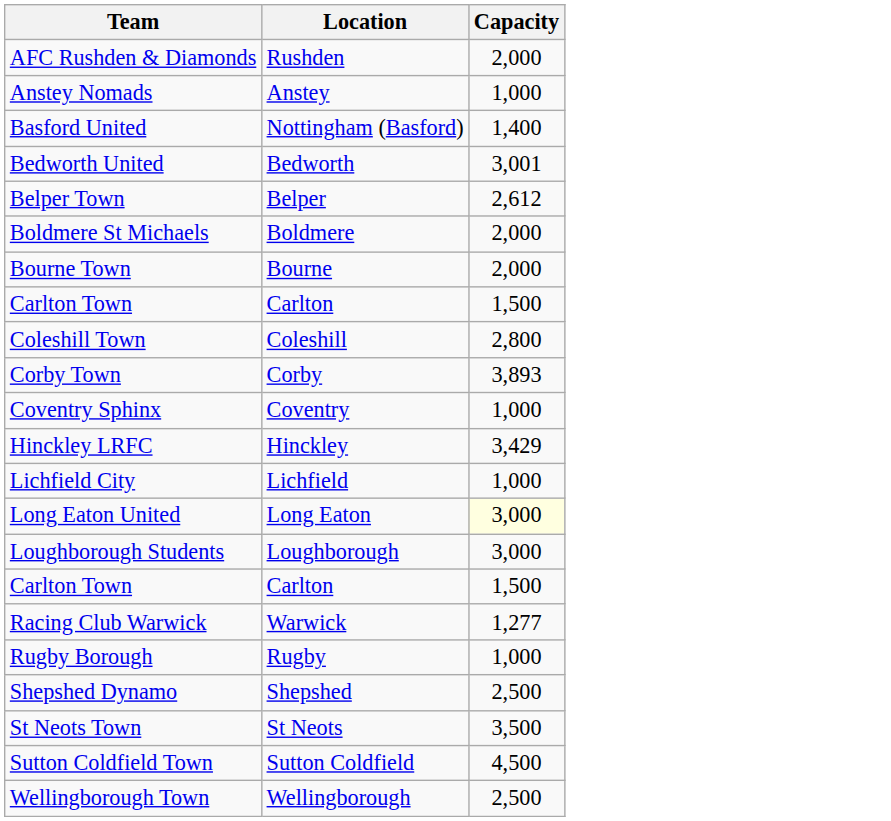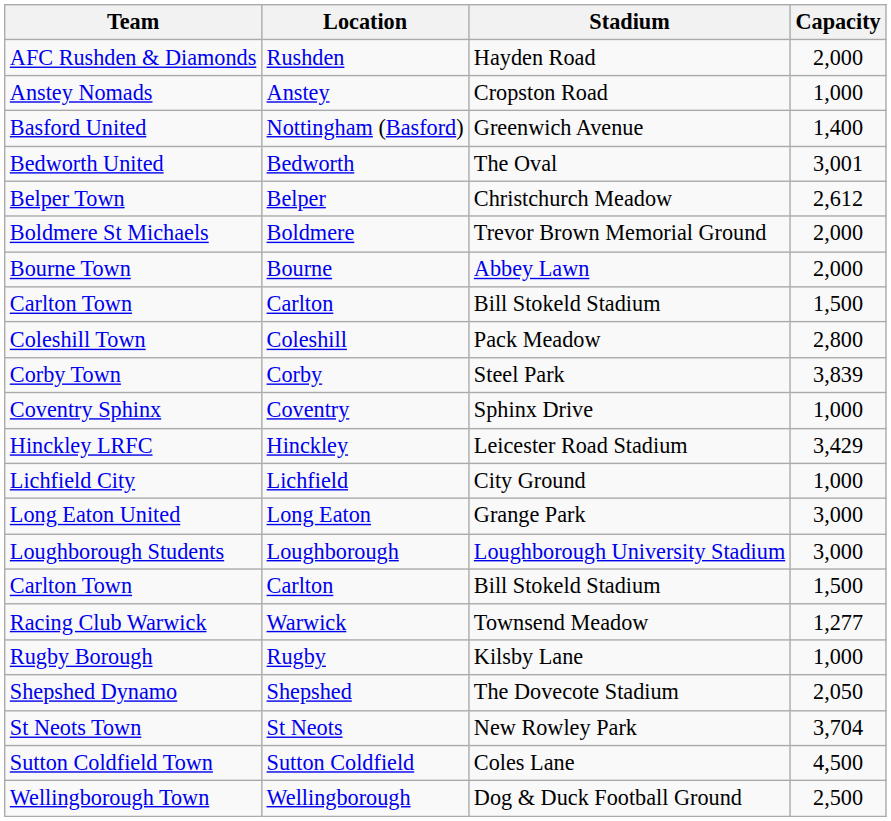+ column: (630, 22)
(516, 374) 3,893 -> (838, 374) 3,839
(516, 515) lightyellow background -> (838, 515) no background
(516, 692) 2,500 -> (838, 692) 2,050
(516, 727) 3,500 -> (838, 727) 3,704
